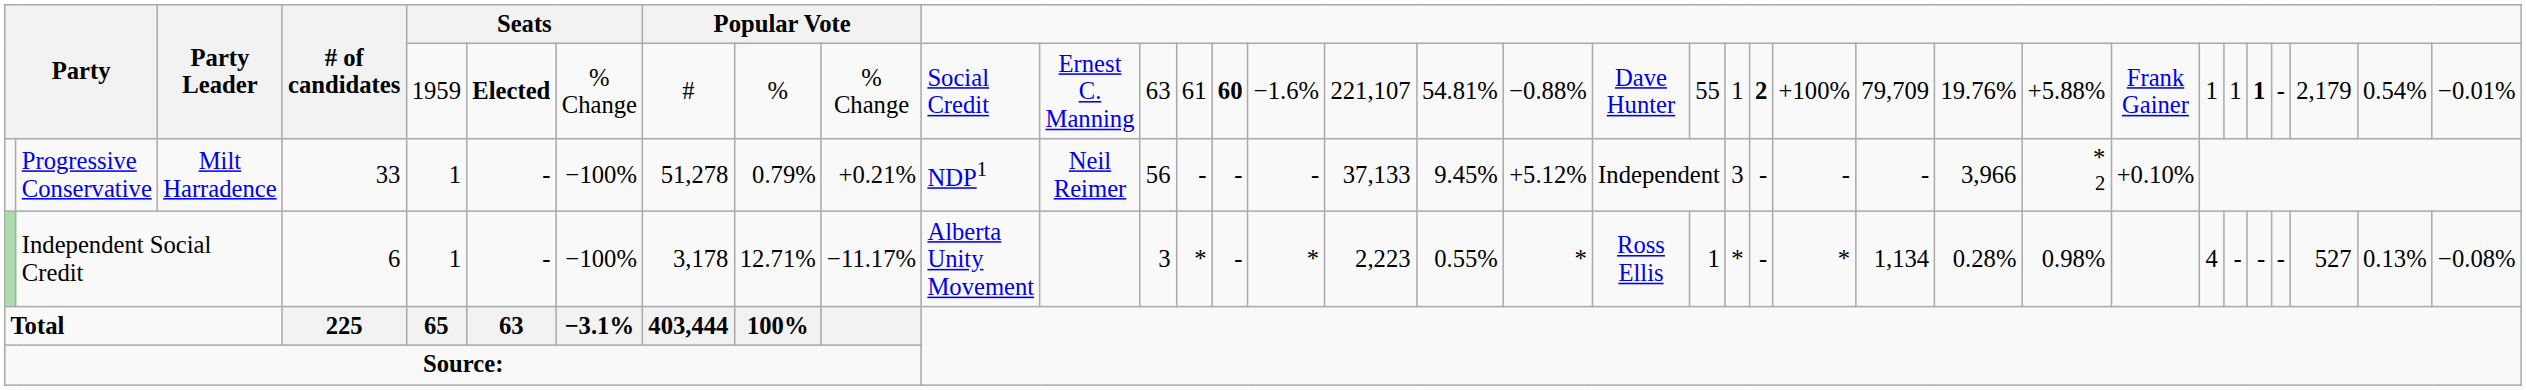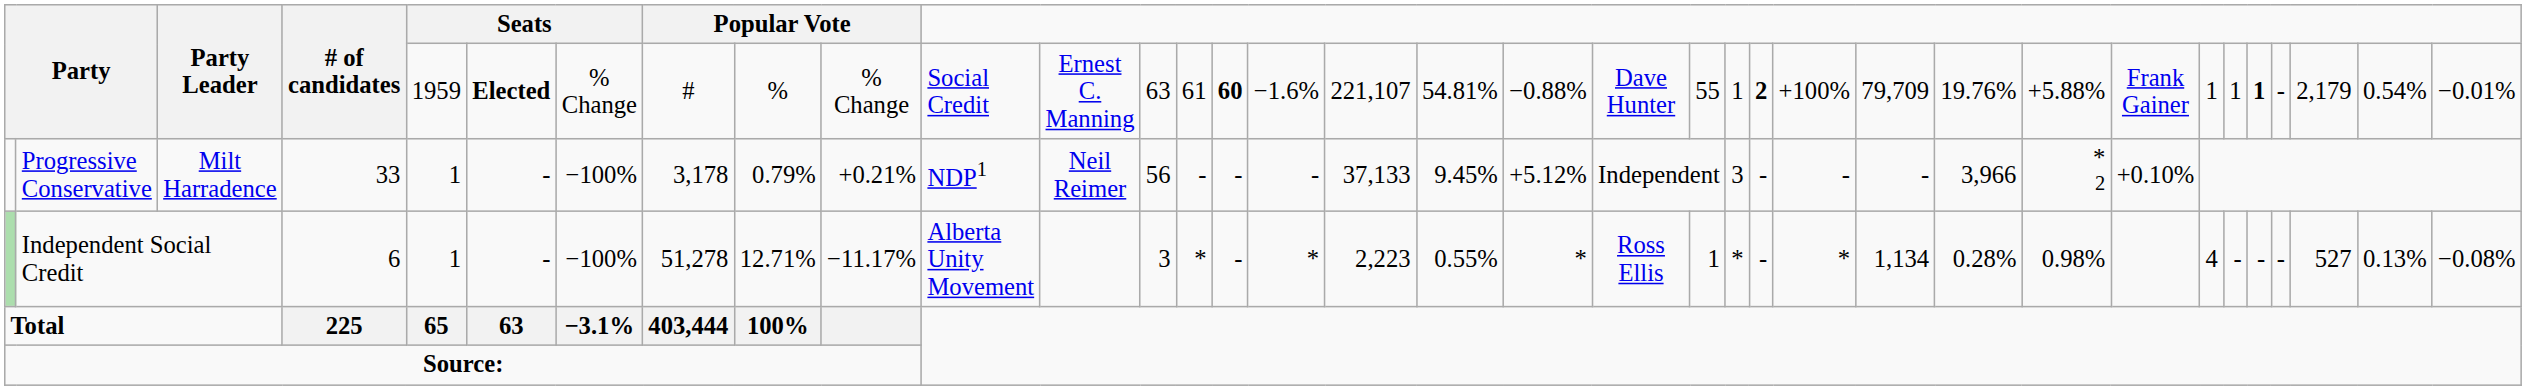(695, 174) 51,278 -> (701, 174) 3,178
(701, 258) 3,178 -> (695, 258) 51,278
